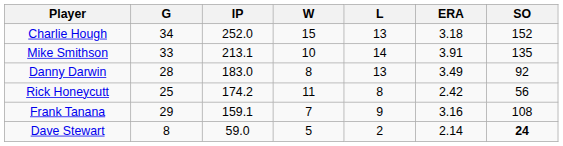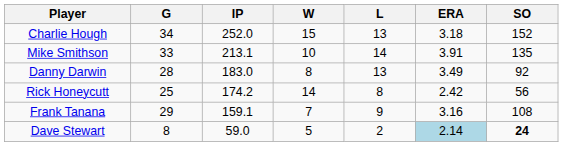(309, 92) 11 -> (309, 92) 14
(451, 131) no background -> (451, 131) lightblue background
